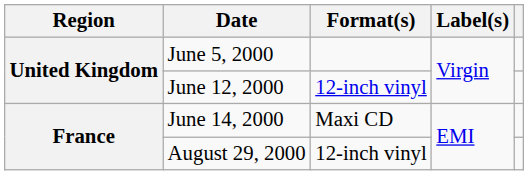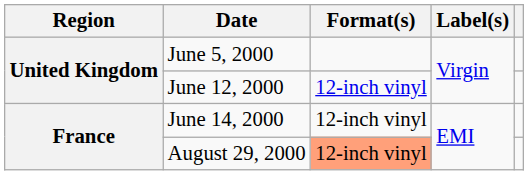(354, 119) Maxi CD -> (371, 119) 12-inch vinyl
(371, 152) no background -> (371, 152) lightsalmon background
